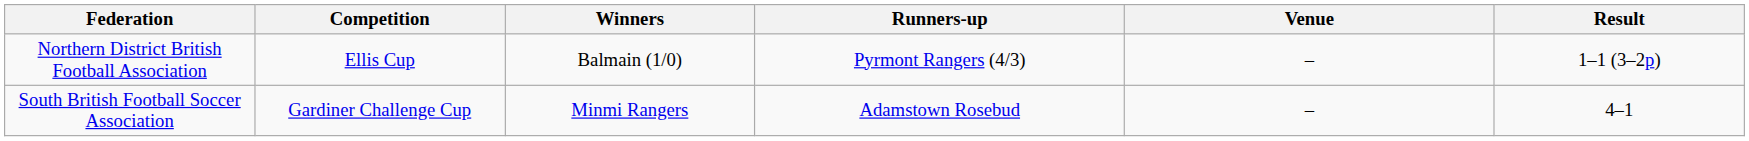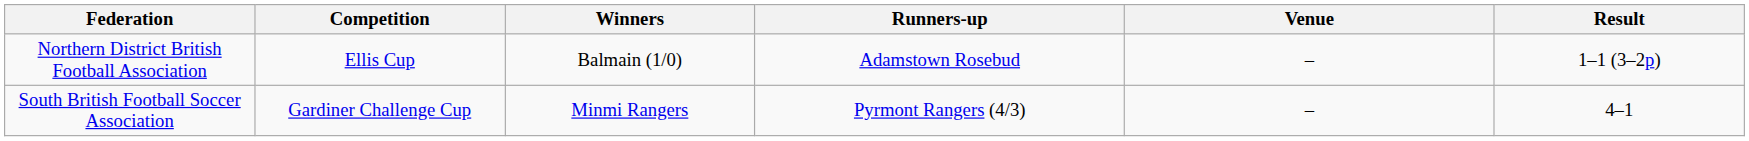(940, 59) Pyrmont Rangers (4/3) -> (940, 59) Adamstown Rosebud
(940, 110) Adamstown Rosebud -> (940, 110) Pyrmont Rangers (4/3)
